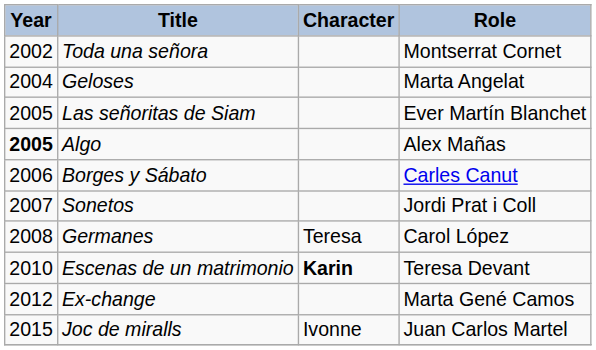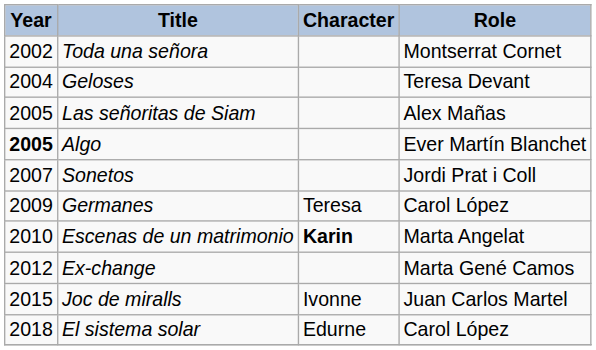(464, 82) Marta Angelat -> (467, 82) Teresa Devant
(495, 113) Ever Martín Blanchet -> (455, 113) Alex Mañas
(455, 144) Alex Mañas -> (495, 144) Ever Martín Blanchet
- row: (134, 175)
(31, 237) 2008 -> (31, 206) 2009
(467, 268) Teresa Devant -> (464, 237) Marta Angelat
+ row: (131, 330)
